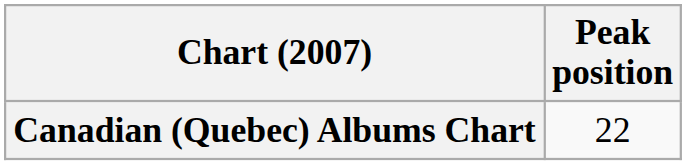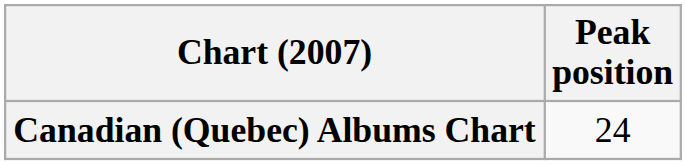(613, 129) 22 -> (613, 129) 24
